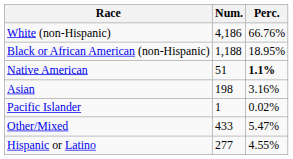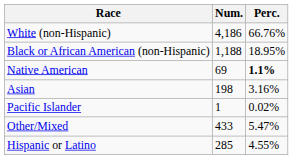(221, 70) 51 -> (221, 70) 69
(224, 145) 277 -> (224, 145) 285
